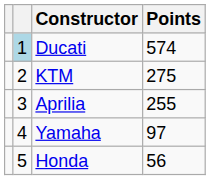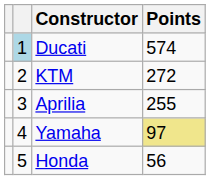(161, 76) 275 -> (161, 76) 272
(156, 133) no background -> (156, 133) khaki background
